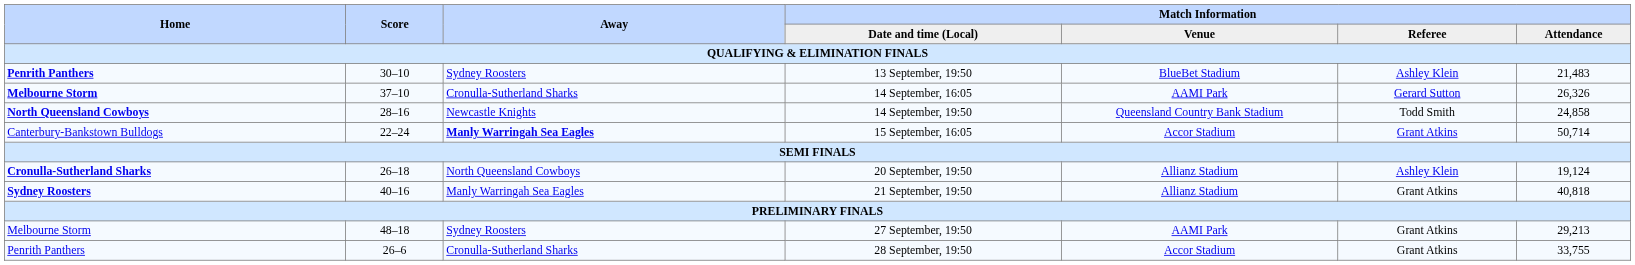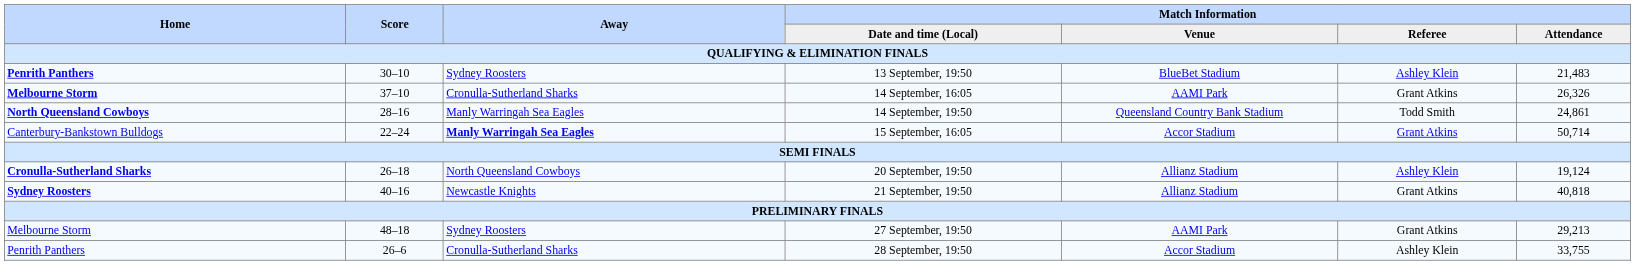(1427, 93) Gerard Sutton -> (1427, 93) Grant Atkins
(491, 112) Newcastle Knights -> (515, 112) Manly Warringah Sea Eagles
(1574, 112) 24,858 -> (1574, 112) 24,861
(515, 191) Manly Warringah Sea Eagles -> (491, 191) Newcastle Knights
(1427, 250) Grant Atkins -> (1427, 250) Ashley Klein
